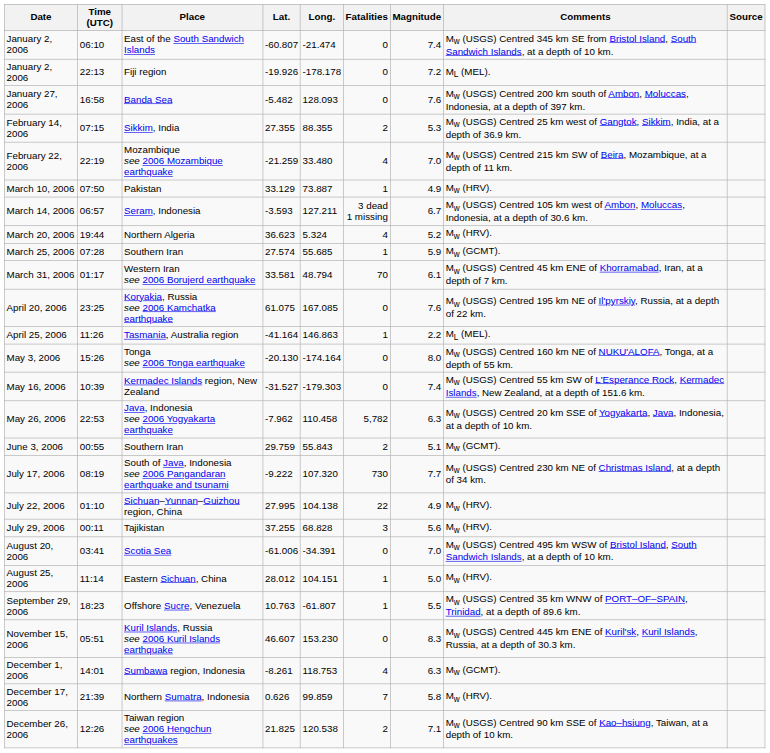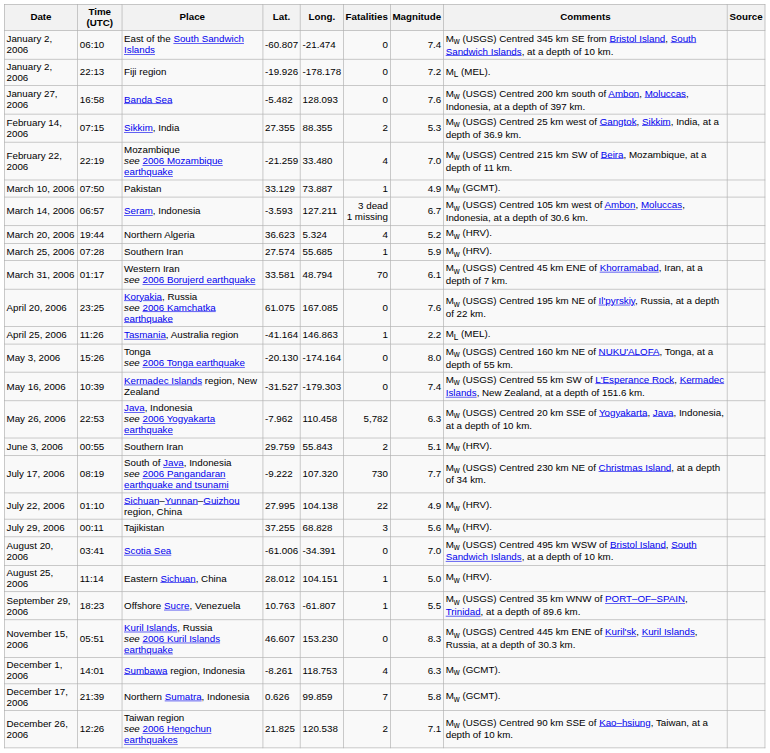(469, 189) Mw (HRV). -> (473, 189) Mw (GCMT).
(473, 252) Mw (GCMT). -> (469, 252) Mw (HRV).
(473, 447) Mw (GCMT). -> (469, 447) Mw (HRV).
(469, 697) Mw (HRV). -> (473, 697) Mw (GCMT).
